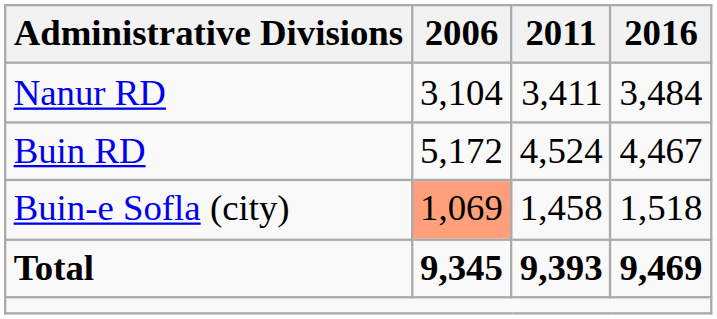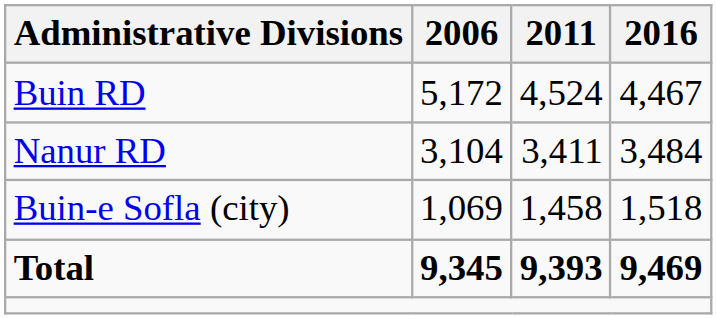rows swapped: (80, 150) <-> (90, 92)
(461, 208) lightsalmon background -> (461, 208) no background
